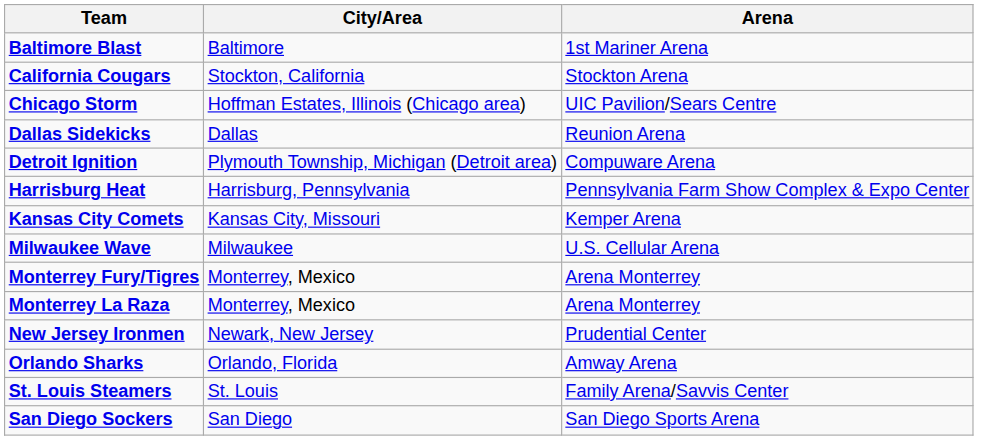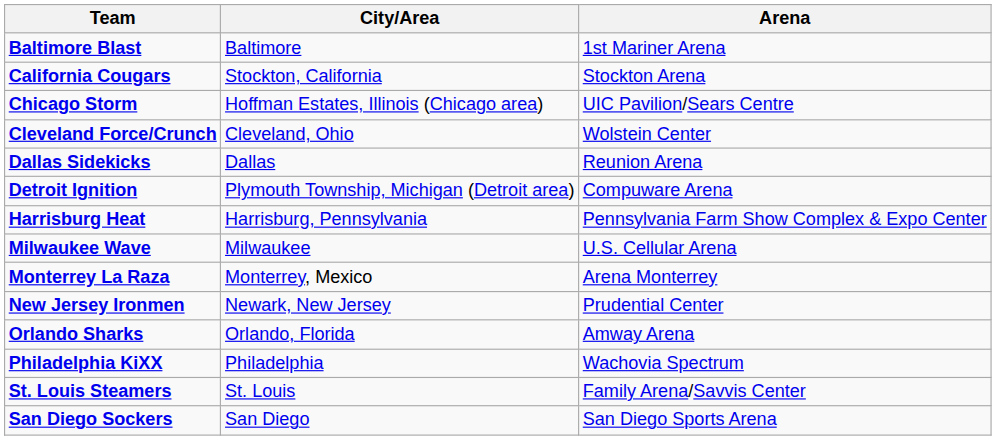+ row: (113, 133)
- row: (96, 219)
- row: (104, 276)
+ row: (86, 362)
